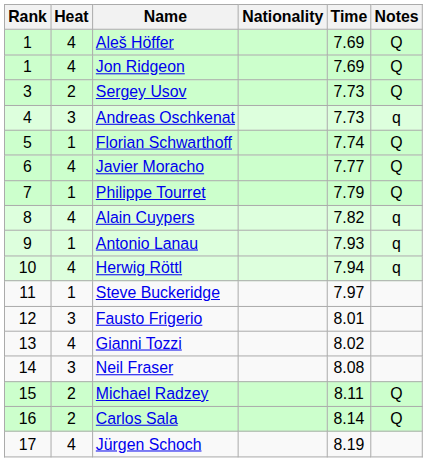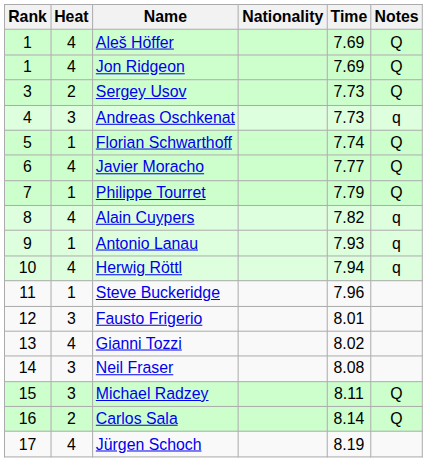(349, 293) 7.97 -> (349, 293) 7.96
(71, 393) 2 -> (71, 393) 3
